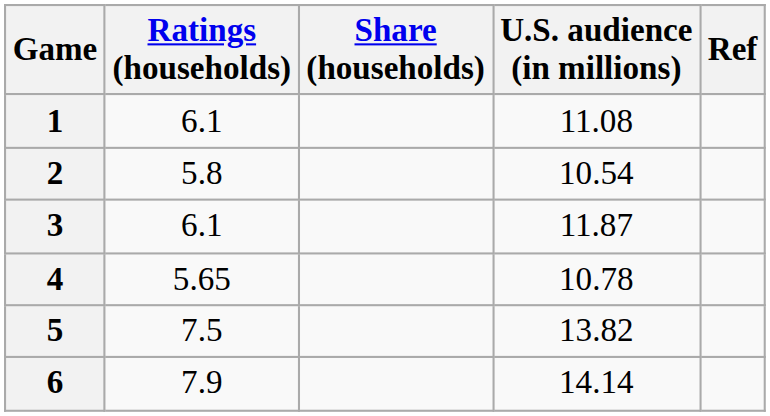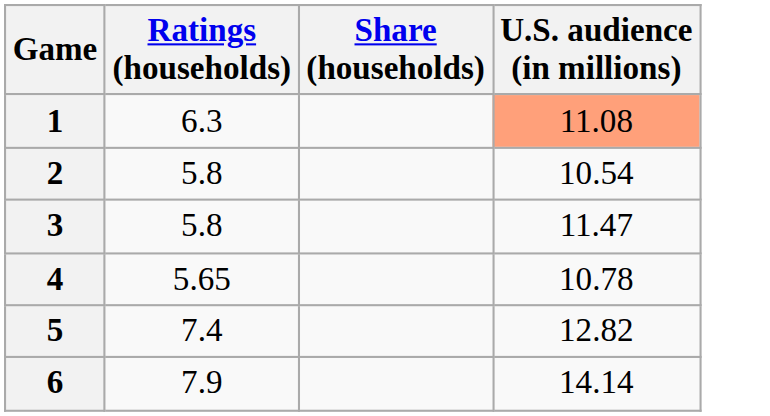- column: (733, 49)
(202, 120) 6.1 -> (202, 120) 6.3
(596, 120) no background -> (596, 120) lightsalmon background
(202, 225) 6.1 -> (202, 225) 5.8
(596, 225) 11.87 -> (596, 225) 11.47
(202, 330) 7.5 -> (202, 330) 7.4
(596, 330) 13.82 -> (596, 330) 12.82
